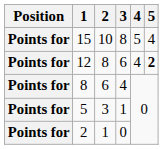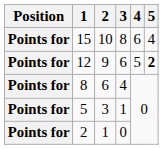(137, 39) 5 -> (137, 39) 6
(105, 62) 8 -> (105, 62) 9
(137, 62) 4 -> (137, 62) 5
